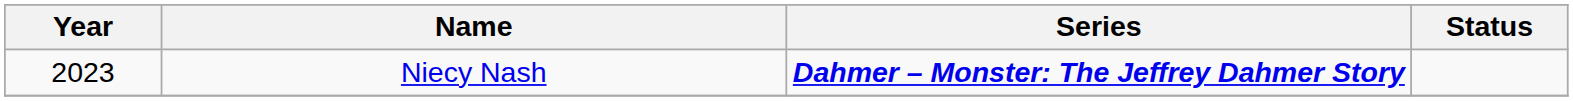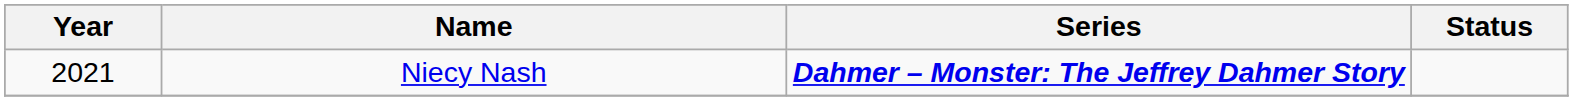(83, 72) 2023 -> (83, 72) 2021
